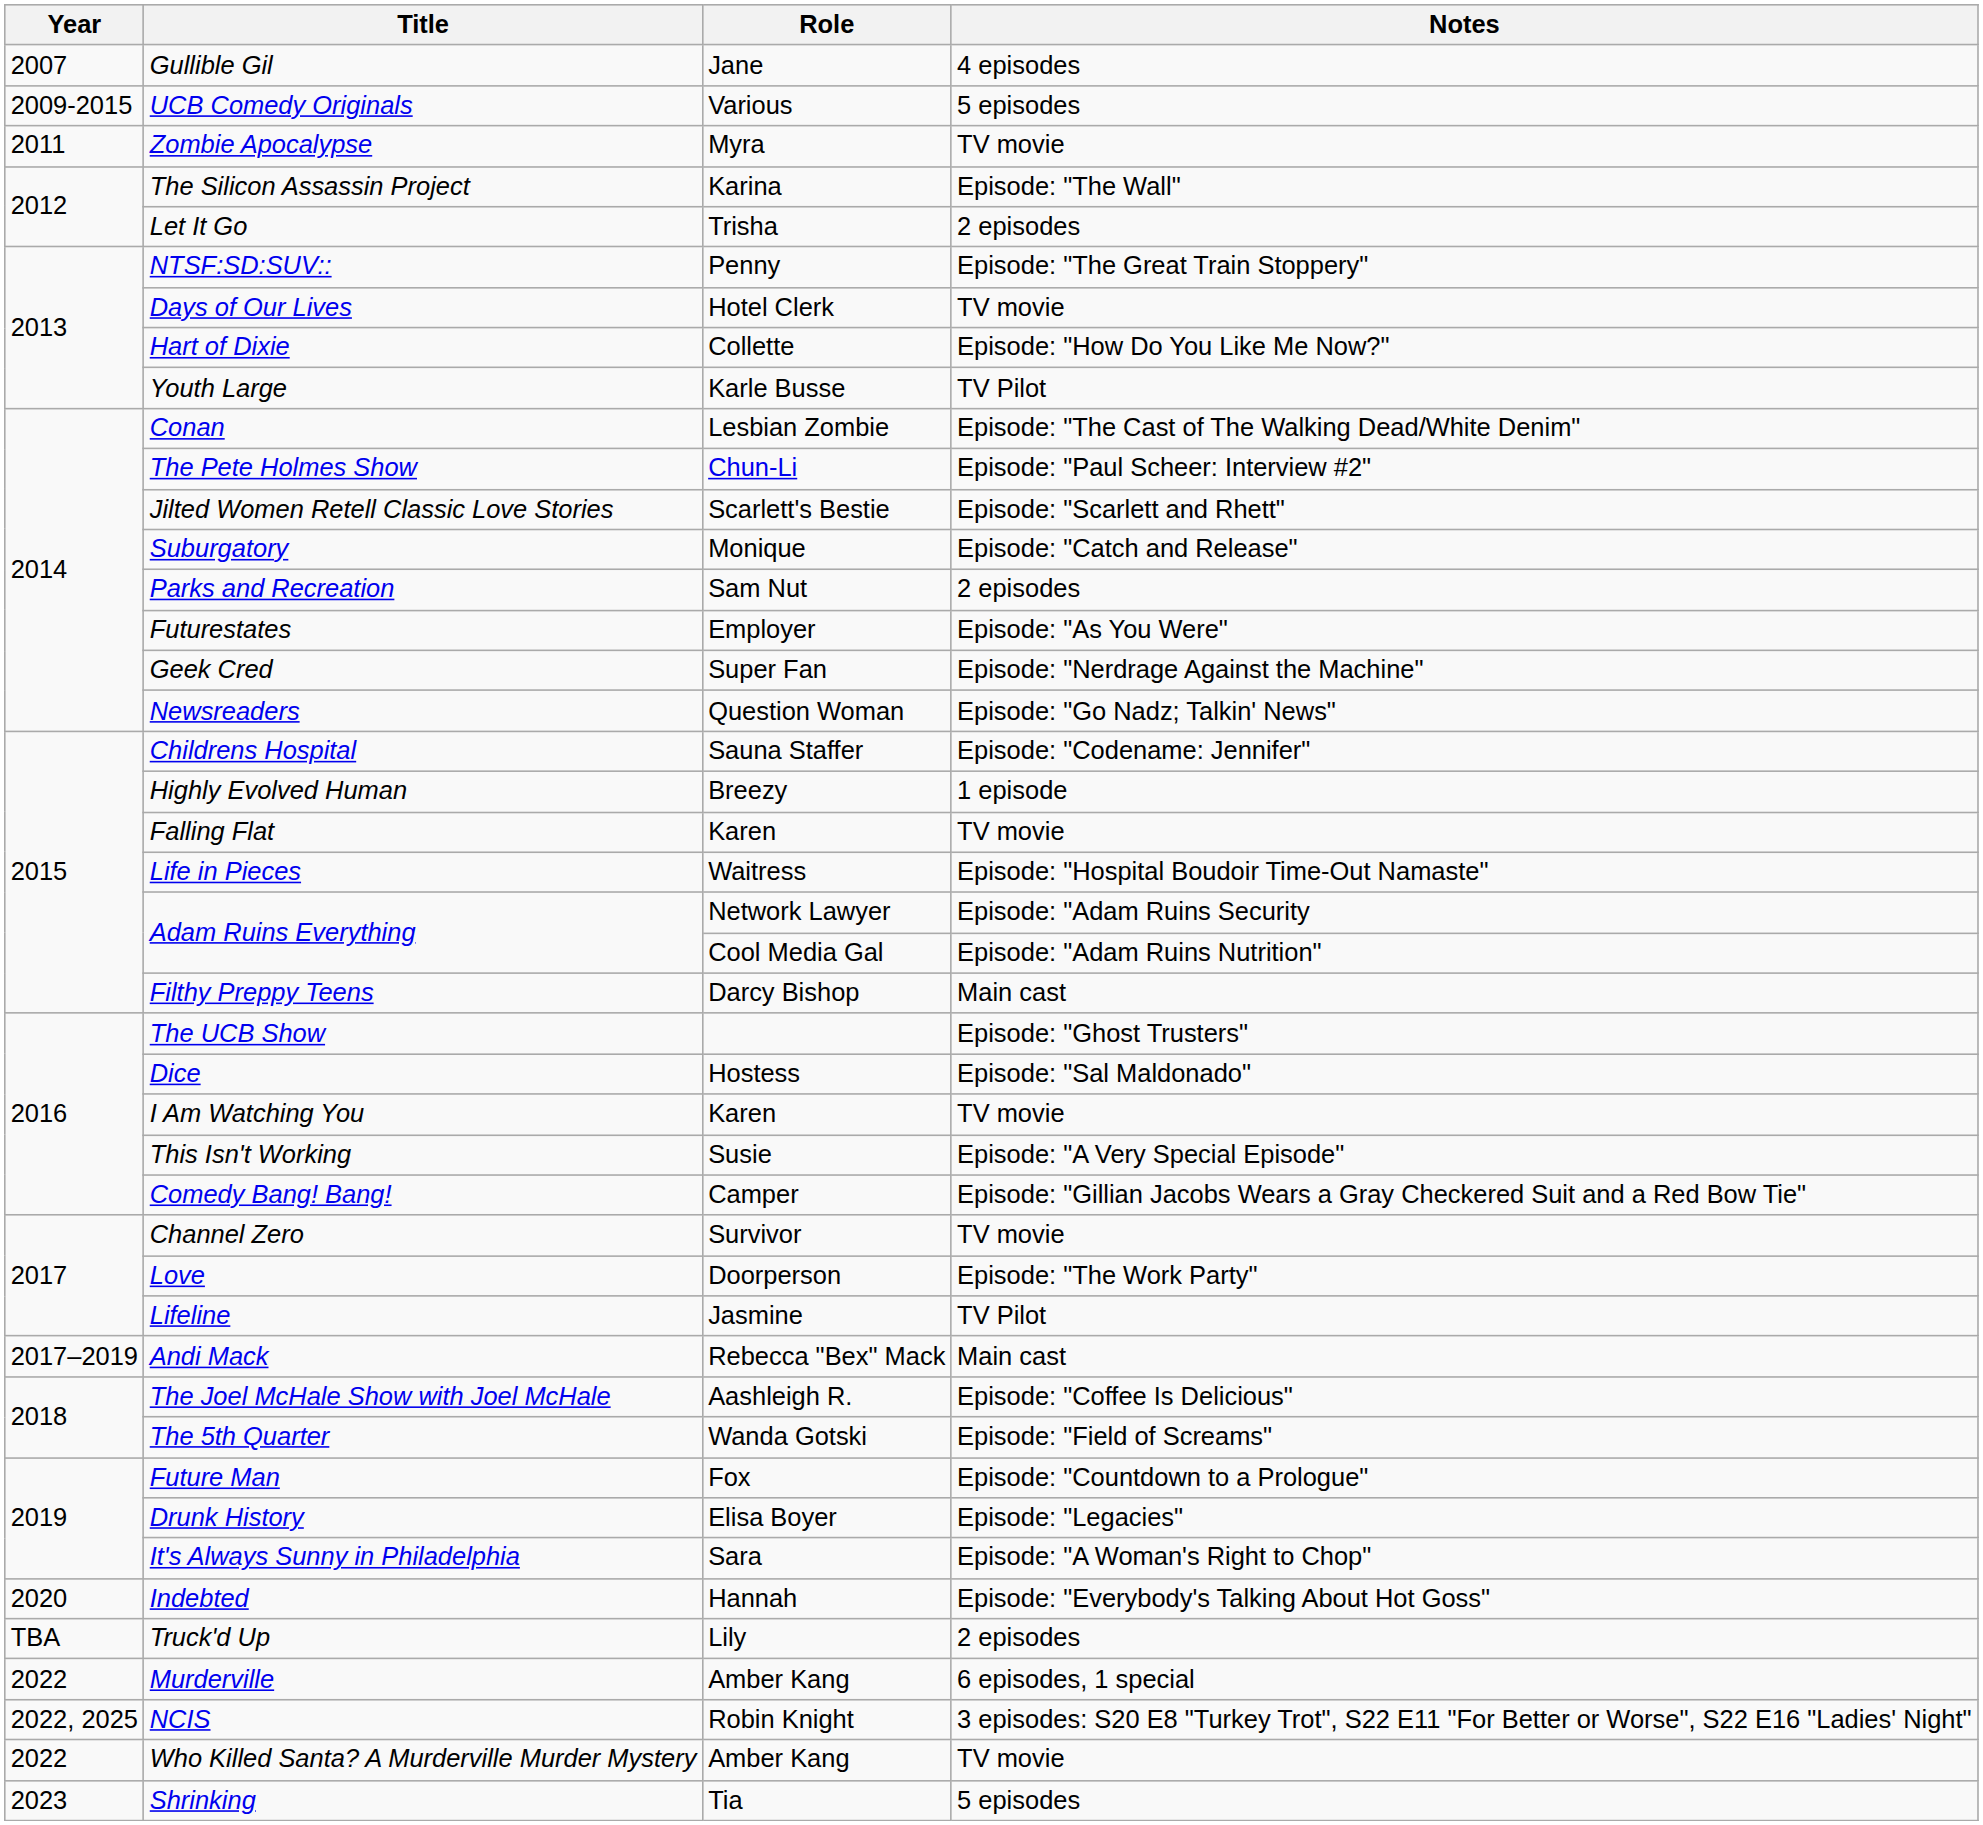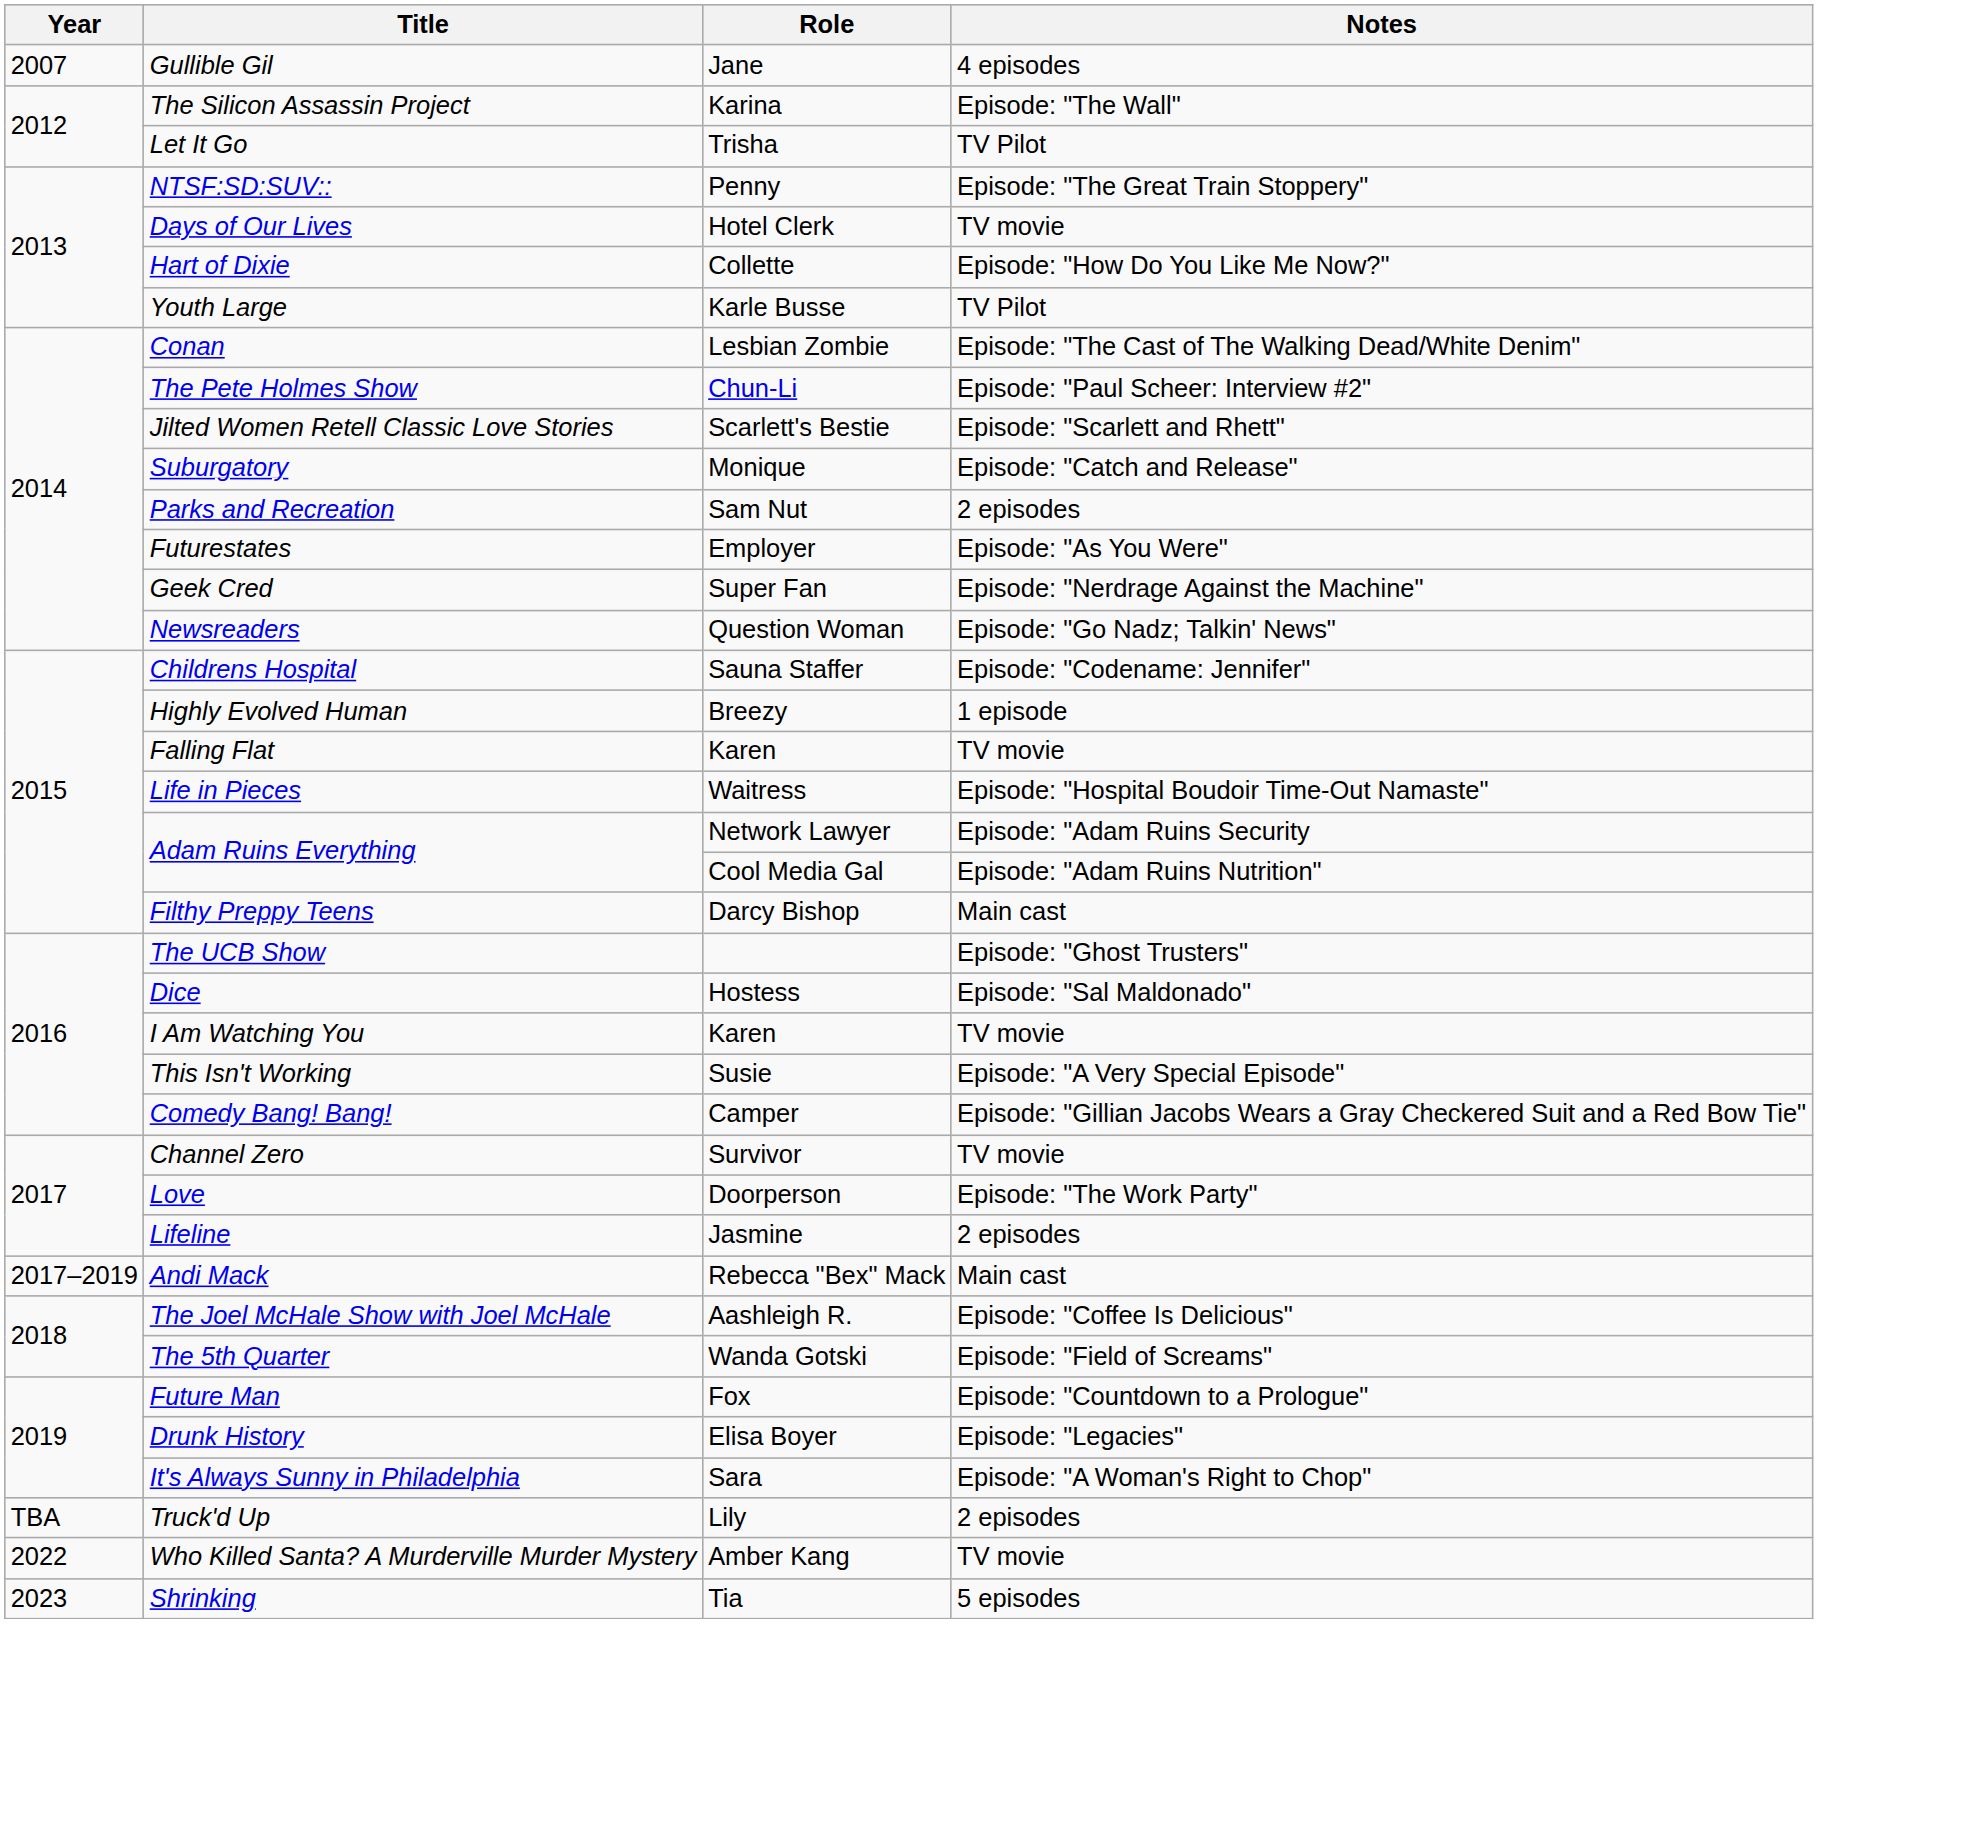- row: (281, 105)
- row: (261, 145)
(1019, 226) 2 episodes -> (1002, 145) TV Pilot
(1002, 1315) TV Pilot -> (1019, 1235) 2 episodes
- row: (199, 1598)
- row: (212, 1678)
- row: (180, 1719)
